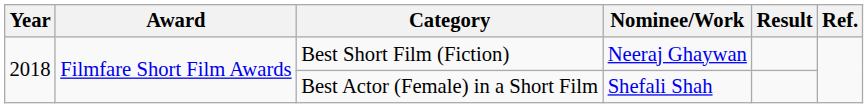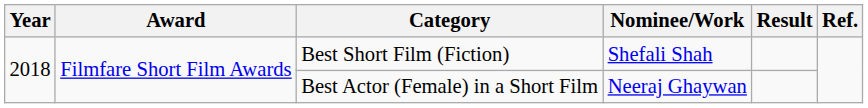(677, 53) Neeraj Ghaywan -> (660, 53) Shefali Shah
(660, 86) Shefali Shah -> (677, 86) Neeraj Ghaywan
